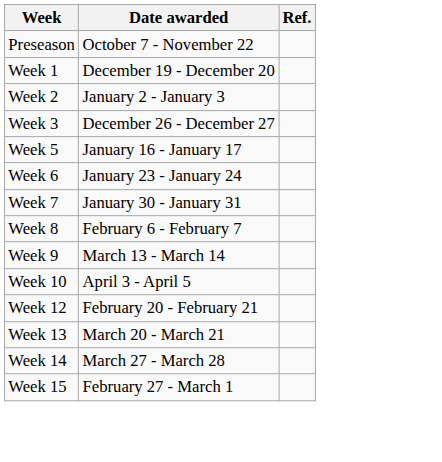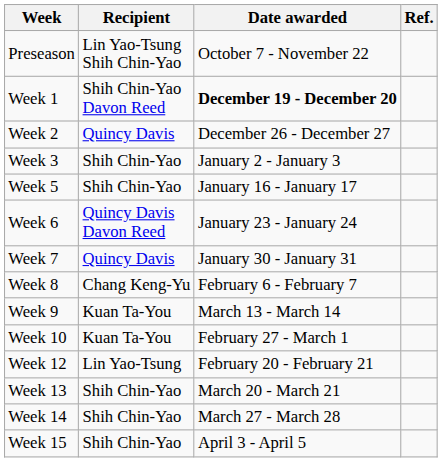+ column: (136, 17)
(179, 70) normal -> (297, 98) bold
(154, 96) January 2 - January 3 -> (294, 134) December 26 - December 27
(179, 123) December 26 - December 27 -> (269, 160) January 2 - January 3
(137, 281) April 3 - April 5 -> (273, 337) February 27 - March 1
(158, 387) February 27 - March 1 -> (252, 443) April 3 - April 5
